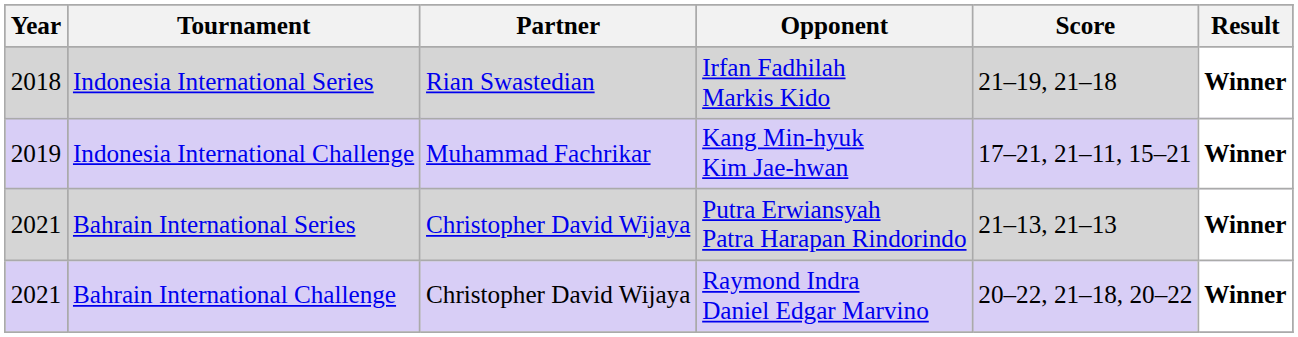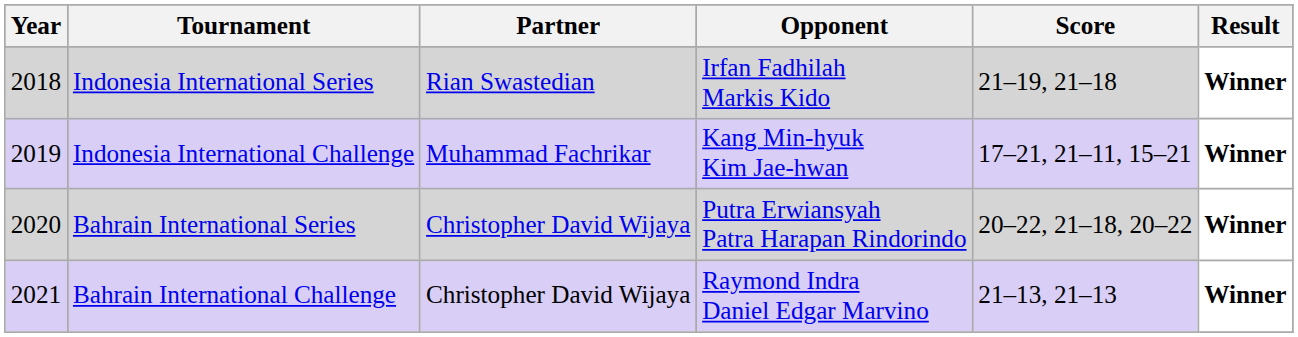(36, 224) 2021 -> (36, 224) 2020
(1048, 224) 21–13, 21–13 -> (1085, 224) 20–22, 21–18, 20–22
(1085, 296) 20–22, 21–18, 20–22 -> (1048, 296) 21–13, 21–13
